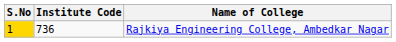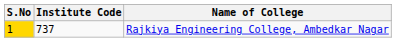(45, 29) 736 -> (45, 29) 737
